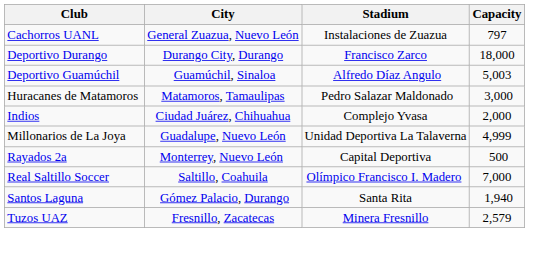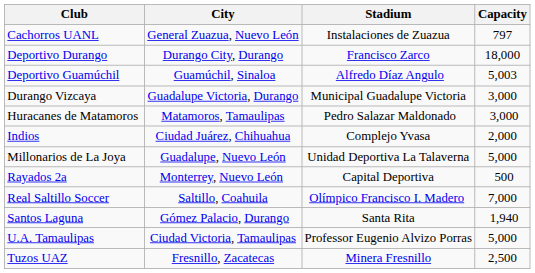+ row: (52, 95)
(497, 136) 4,999 -> (502, 156) 5,000
+ row: (51, 237)
(497, 217) 2,579 -> (502, 258) 2,500
